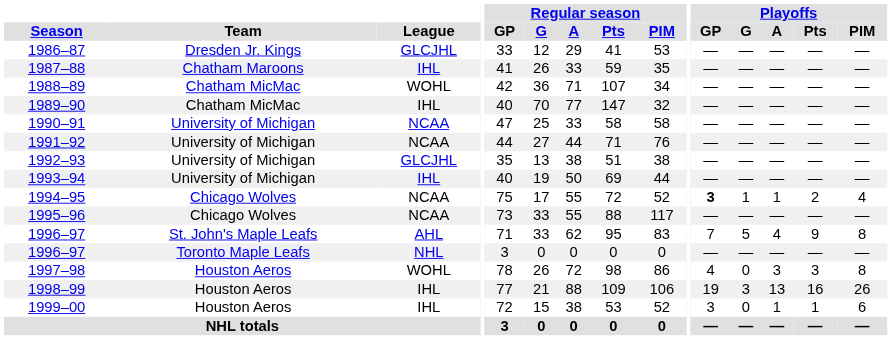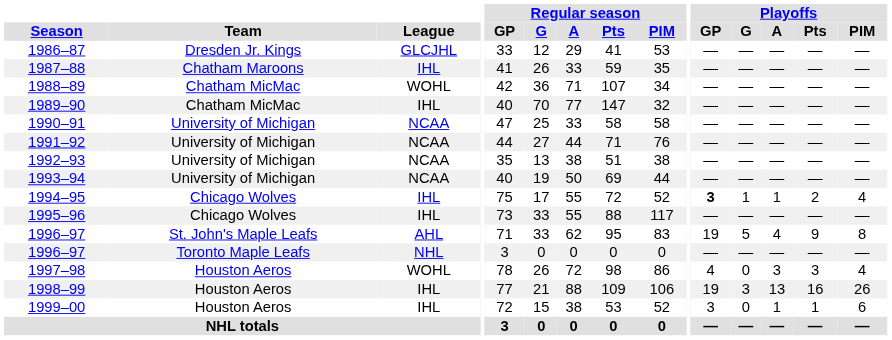(429, 160) GLCJHL -> (429, 160) NCAA
(429, 178) IHL -> (429, 178) NCAA
(429, 197) NCAA -> (429, 197) IHL
(429, 215) NCAA -> (429, 215) IHL
(711, 234) 7 -> (711, 234) 19
(862, 270) 8 -> (862, 270) 4
